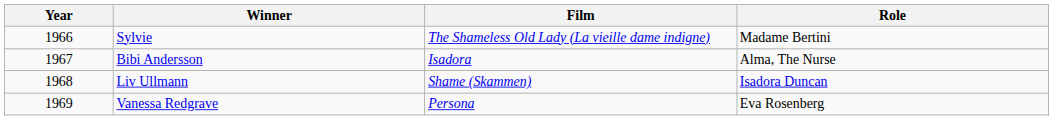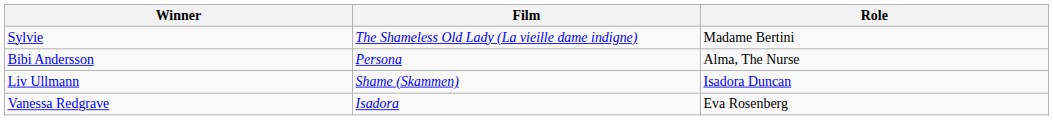- column: (59, 15)
(450, 59) Isadora -> (379, 59) Persona
(451, 103) Persona -> (377, 103) Isadora
